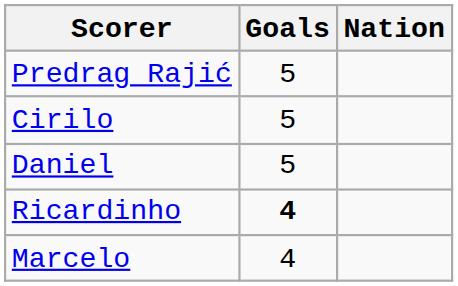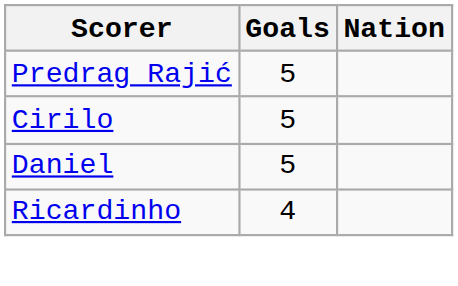(288, 212) bold -> (288, 212) normal
- row: (71, 258)
